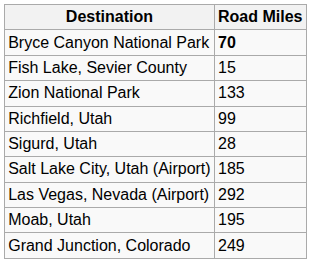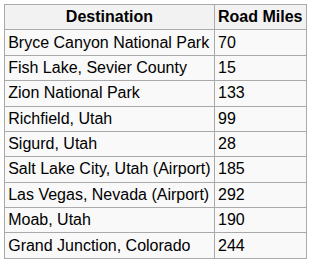(227, 42) bold -> (227, 42) normal
(231, 220) 195 -> (231, 220) 190
(231, 245) 249 -> (231, 245) 244
